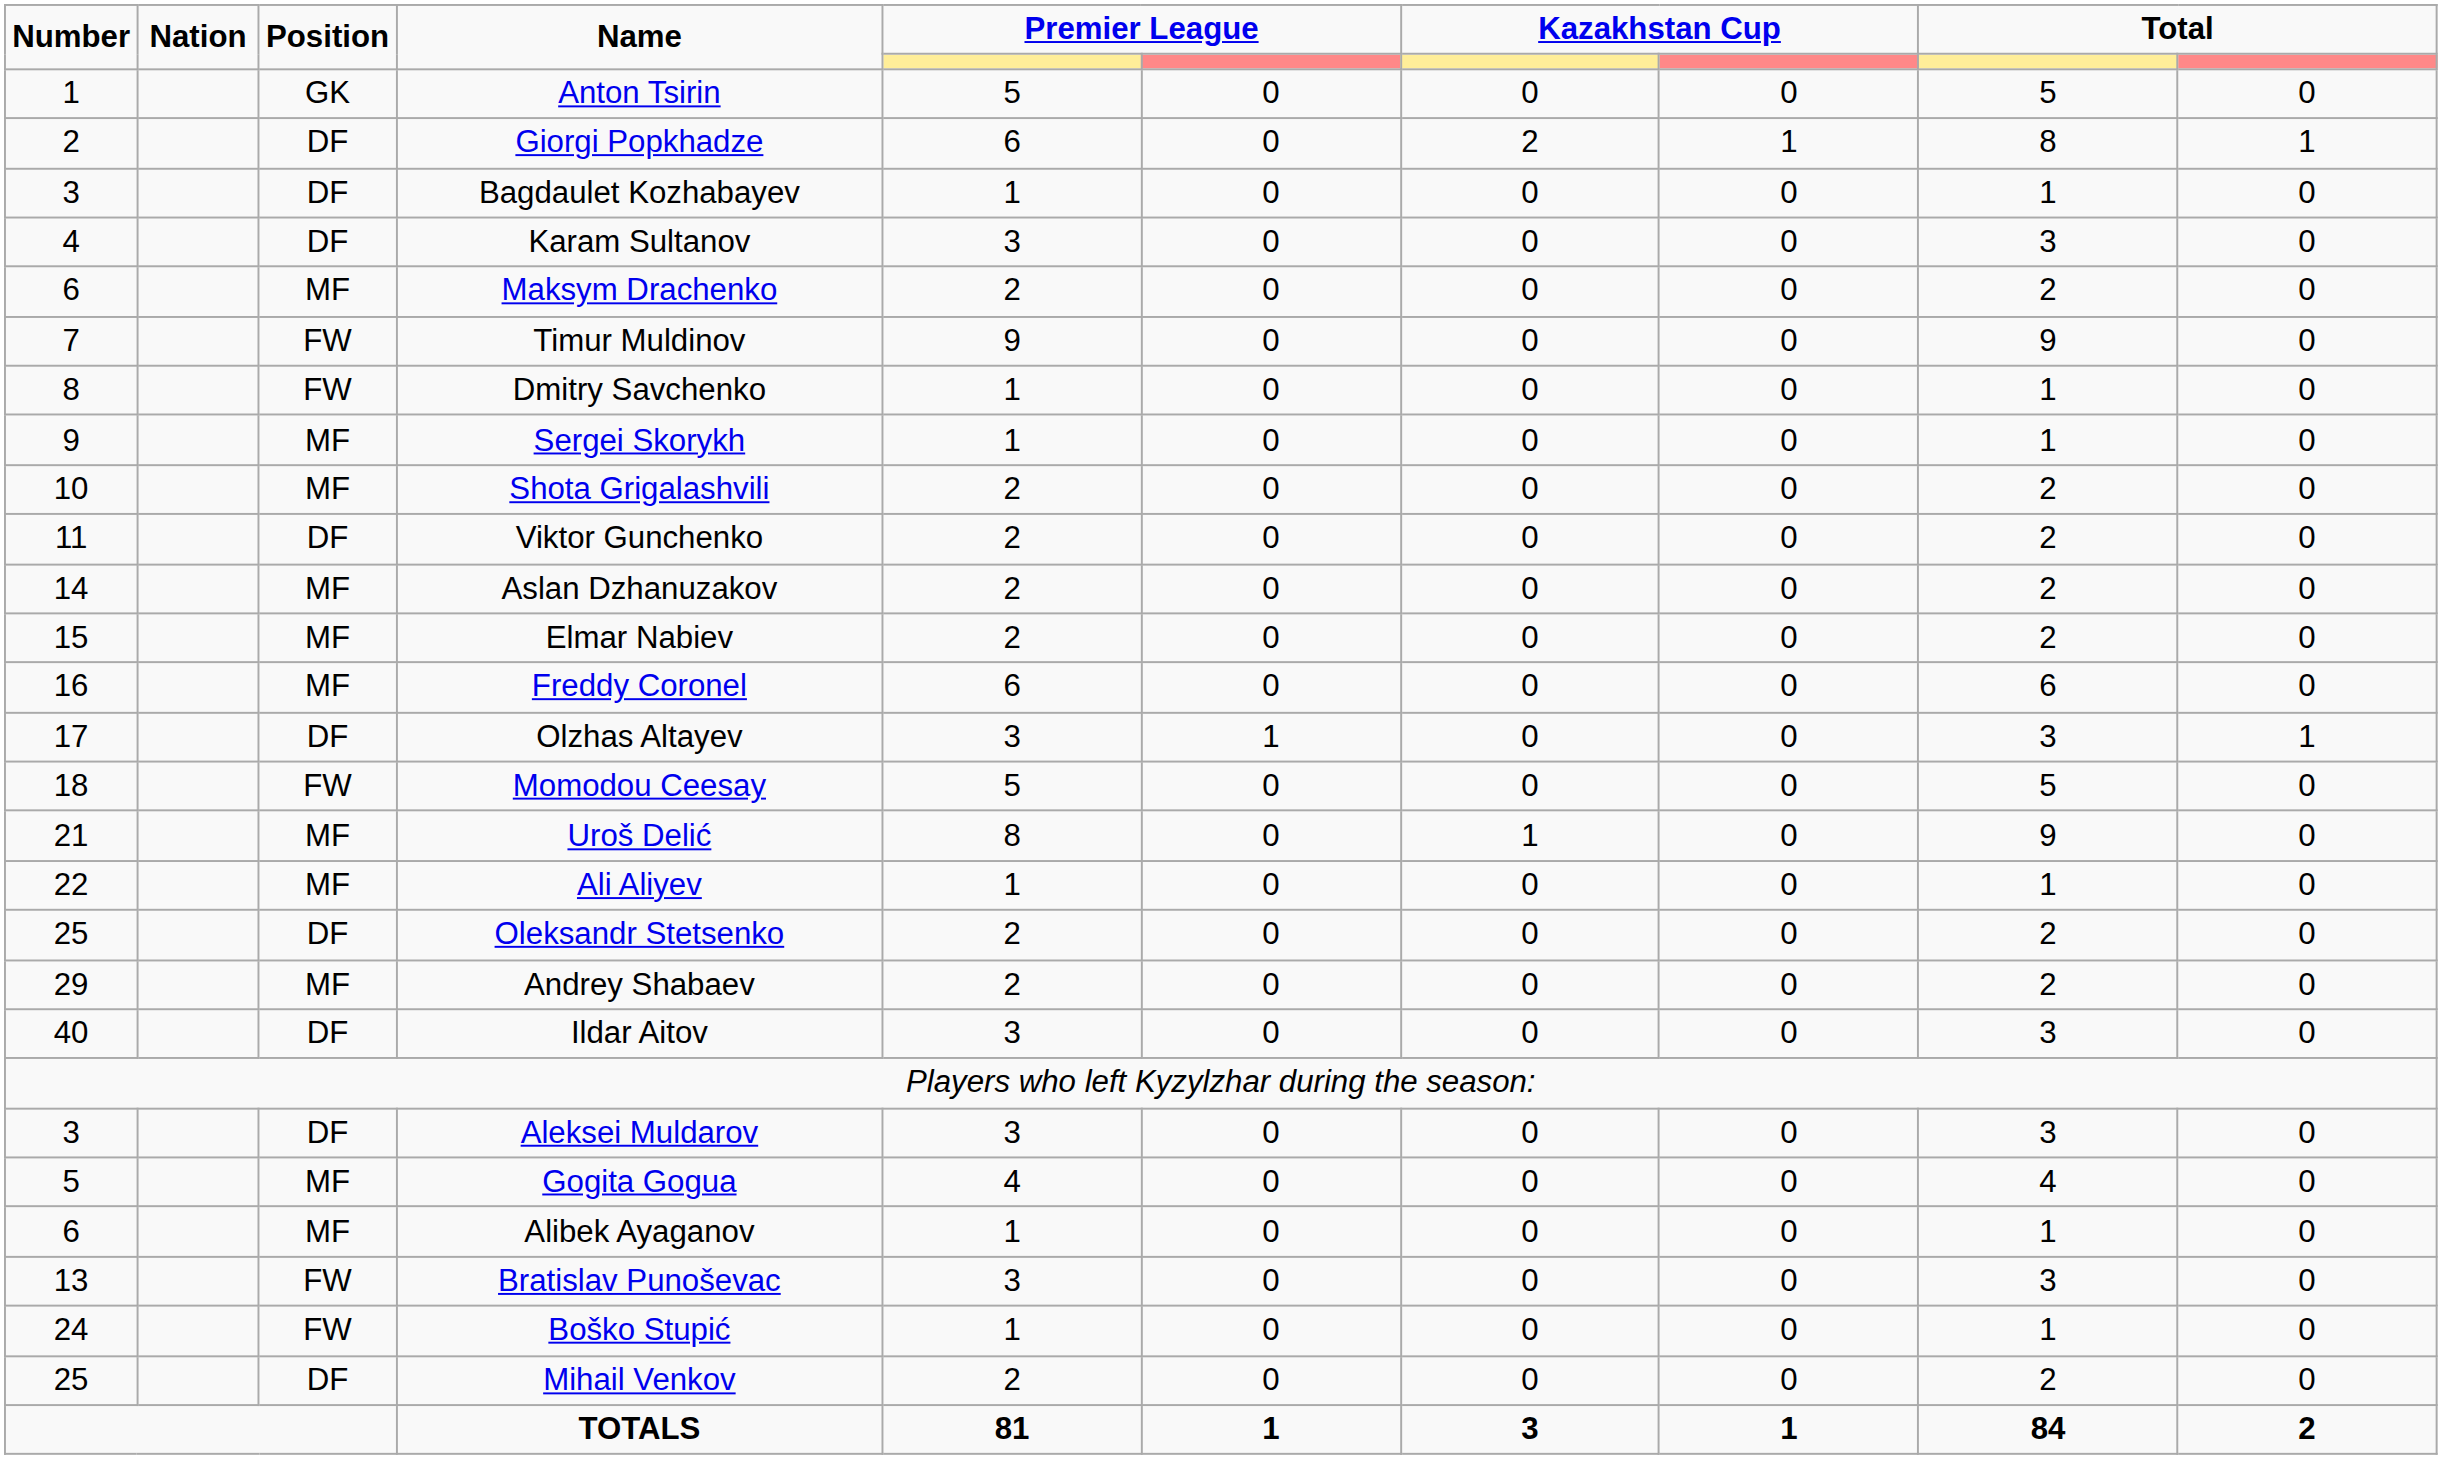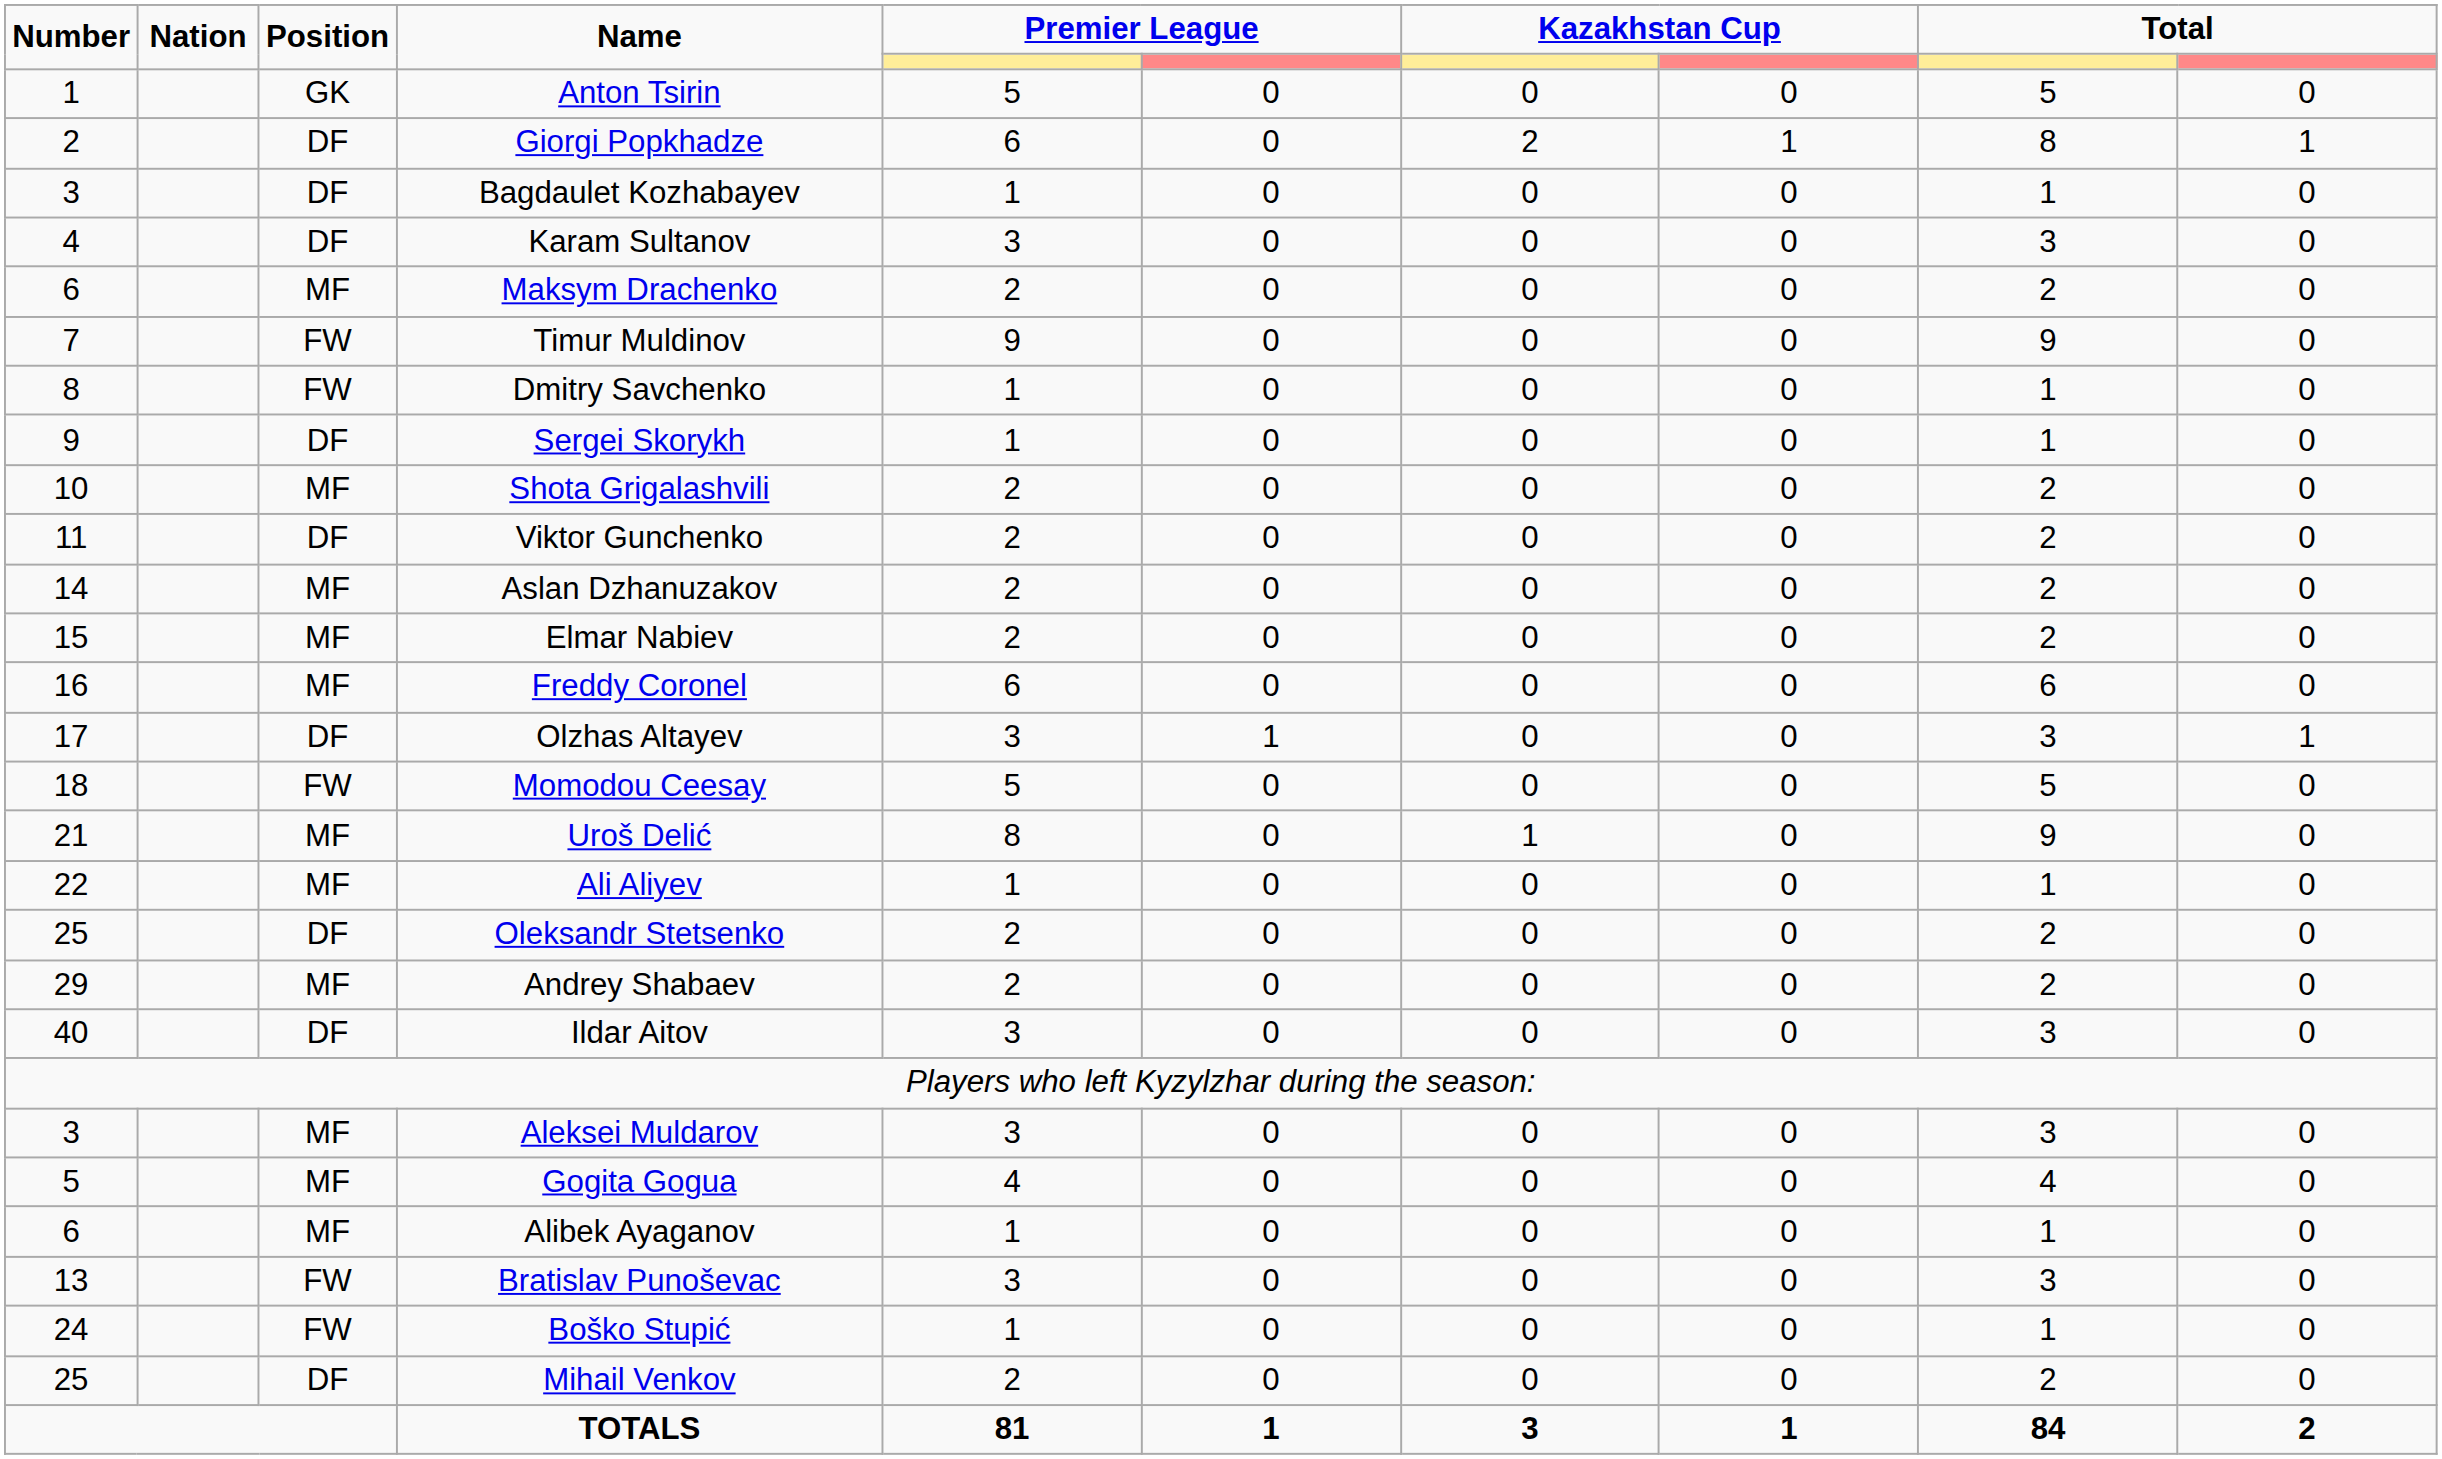(328, 439) MF -> (328, 439) DF
(328, 1132) DF -> (328, 1132) MF
